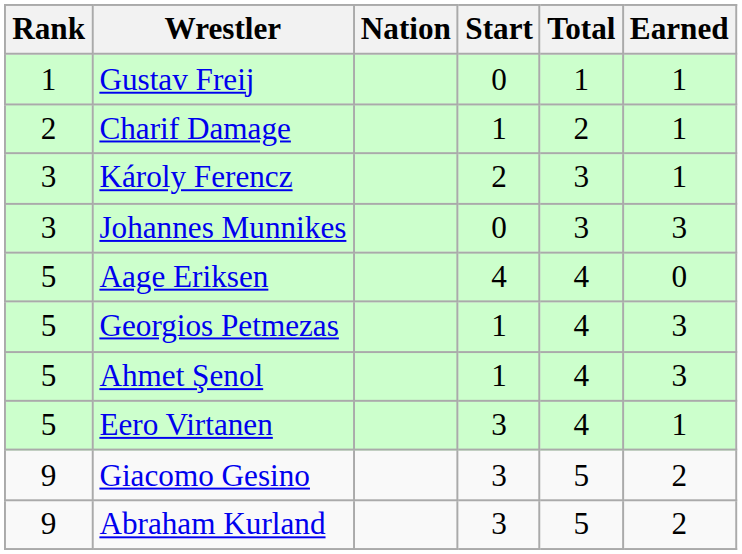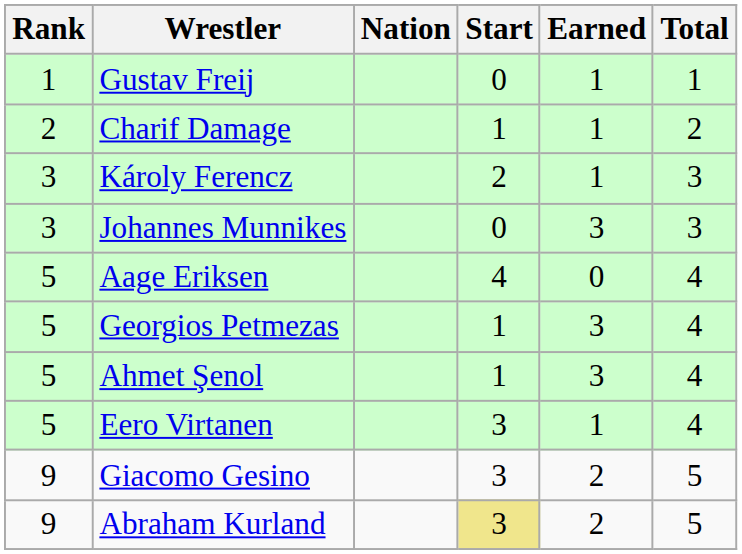columns swapped: (679, 29) <-> (581, 29)
(499, 524) no background -> (499, 524) khaki background
